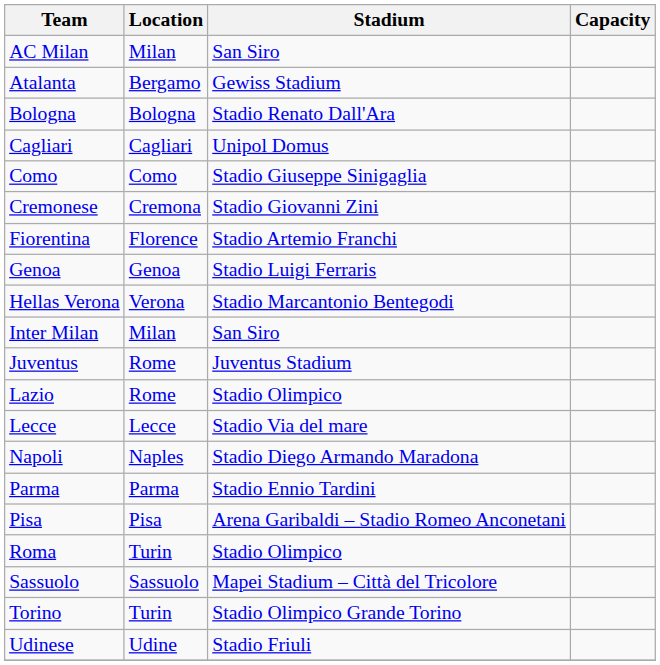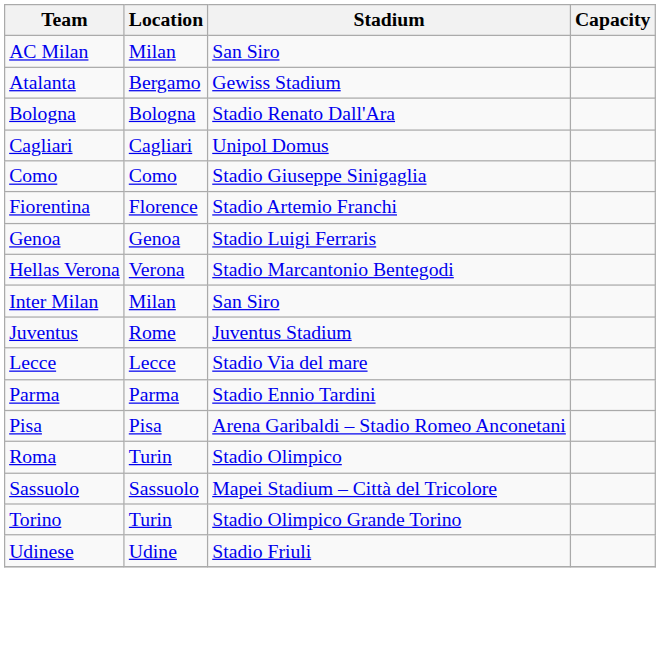- row: (53, 207)
- row: (32, 394)
- row: (36, 457)
